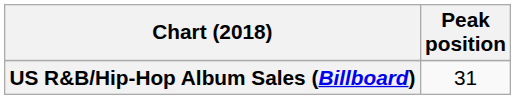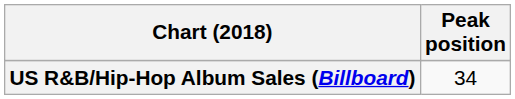(465, 77) 31 -> (465, 77) 34
